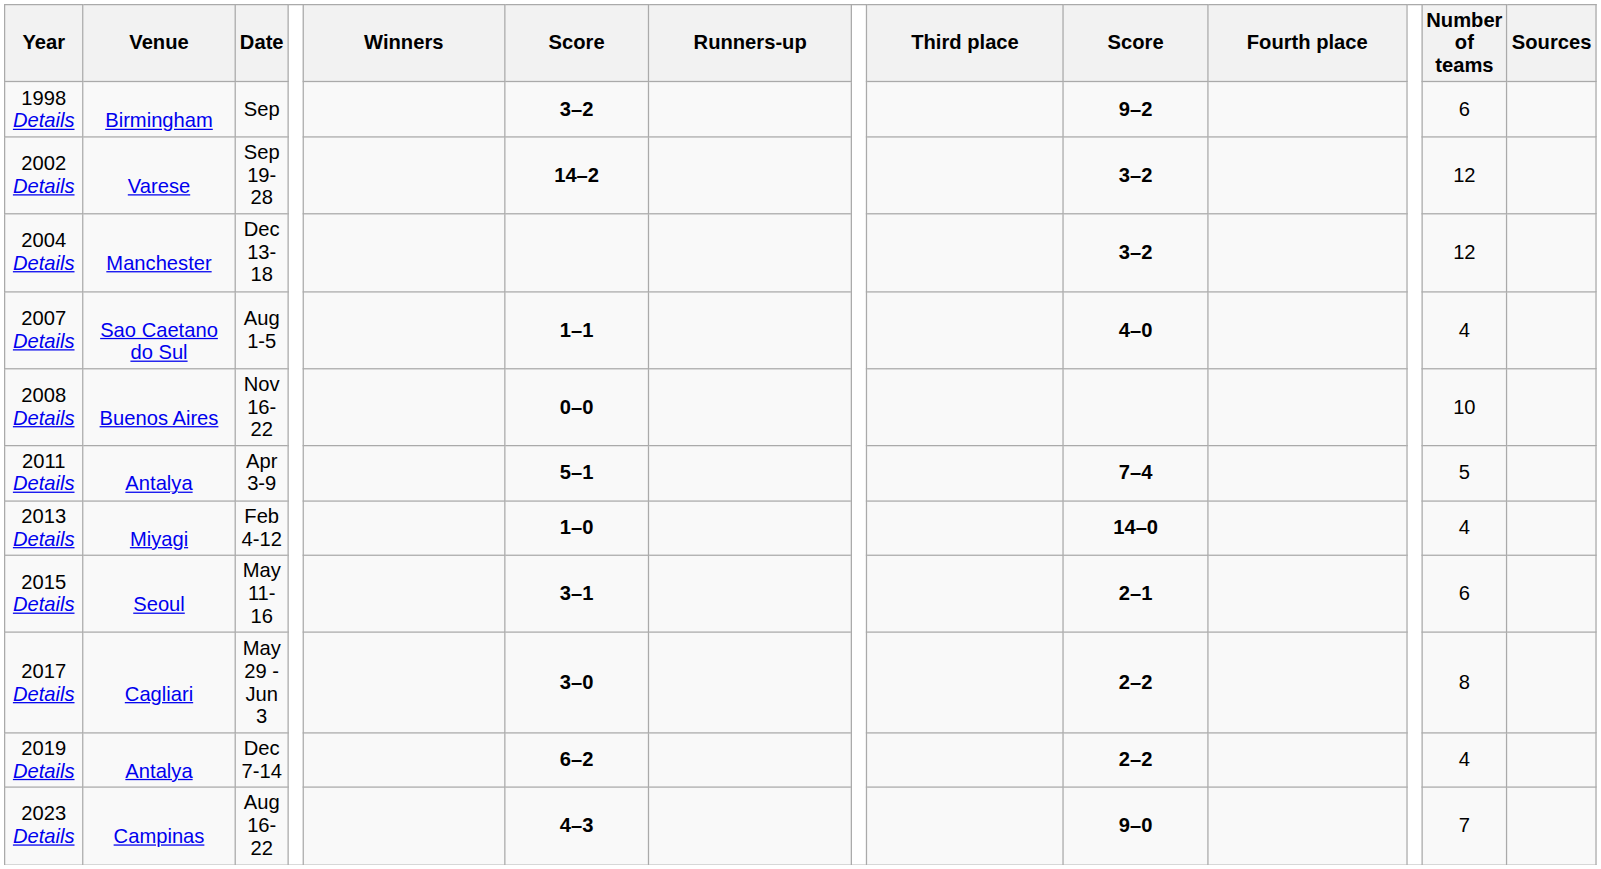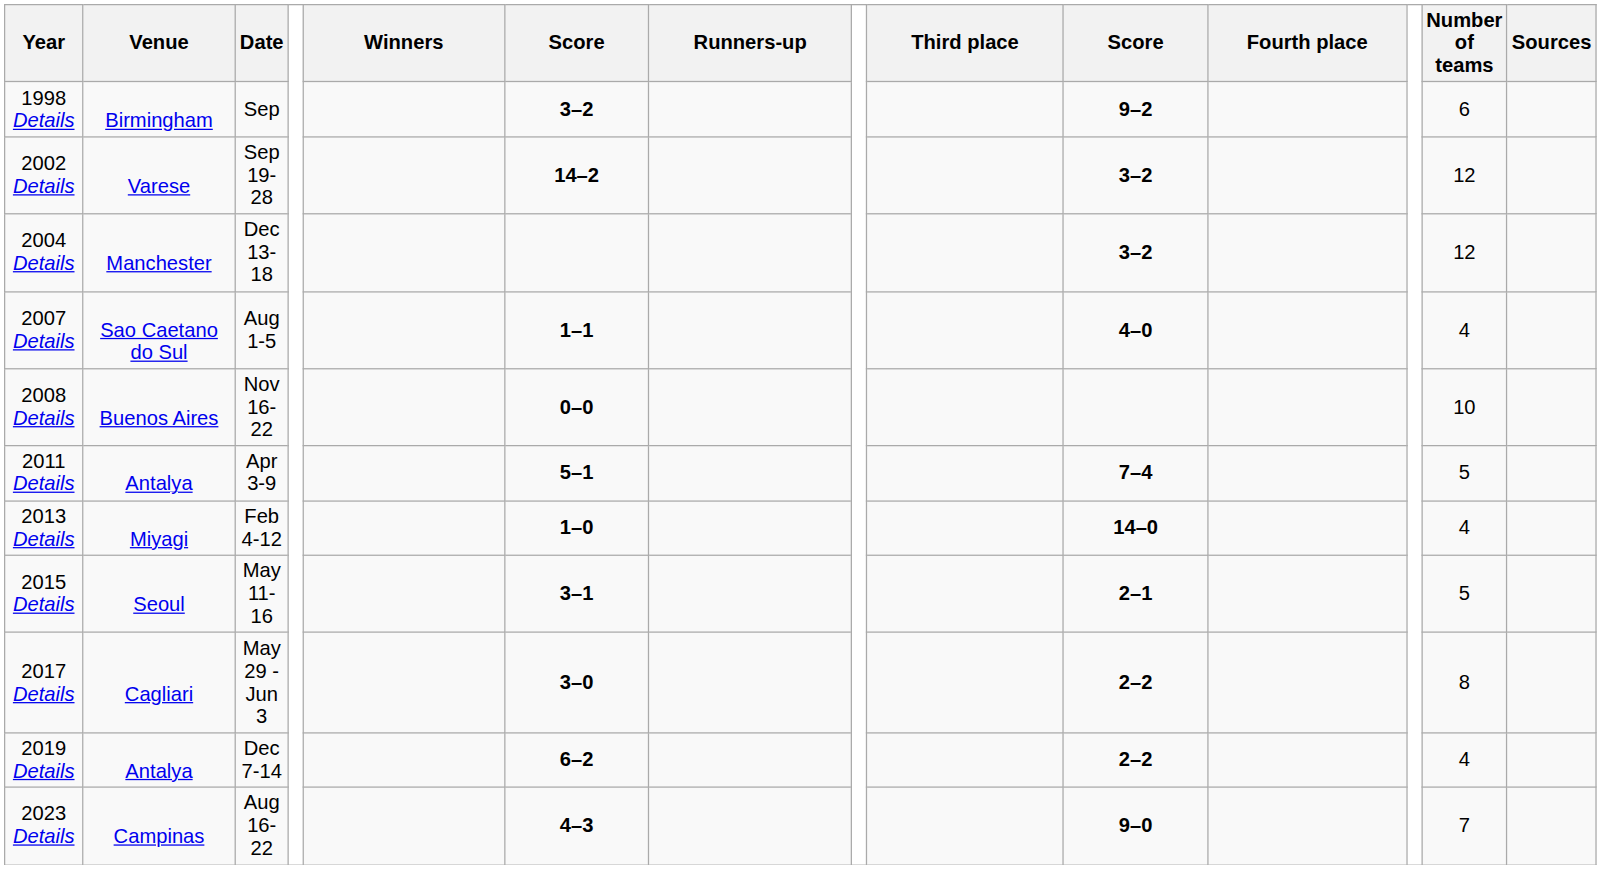(1464, 593) 6 -> (1464, 593) 5
